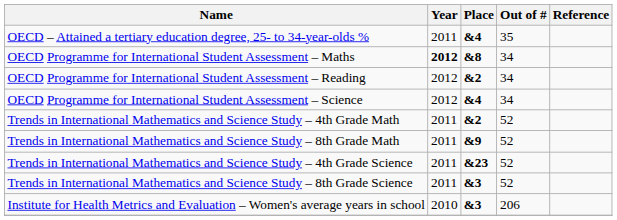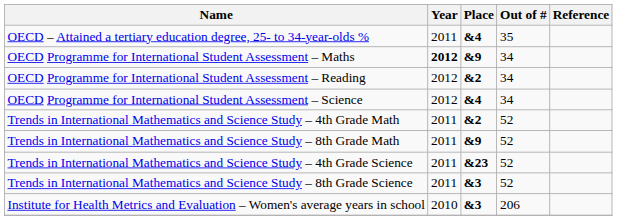(473, 57) &8 -> (473, 57) &9
